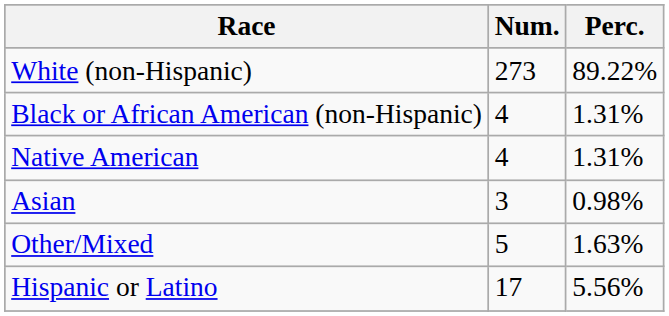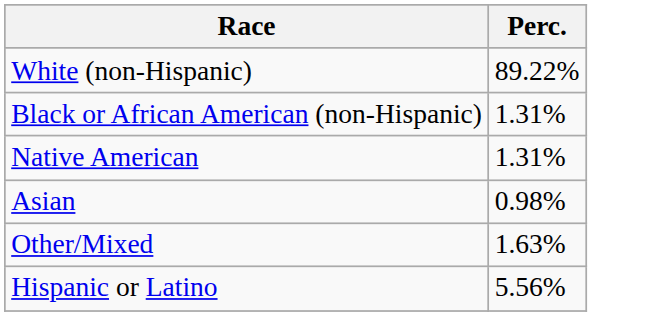- column: (527, 26)
